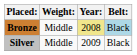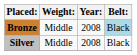(91, 27) khaki background -> (91, 27) no background
(91, 43) 2009 -> (91, 43) 2008
